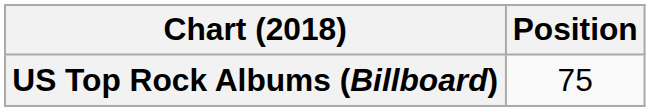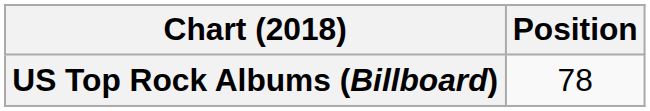(575, 79) 75 -> (575, 79) 78
